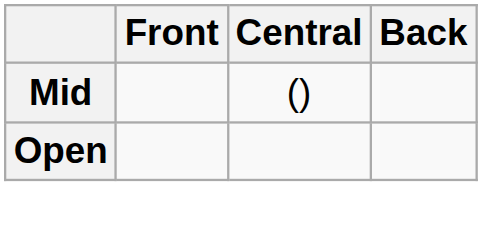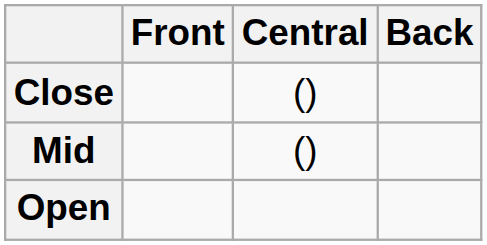+ row: (64, 92)
